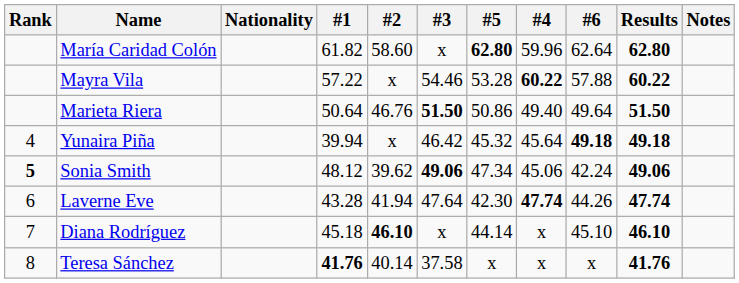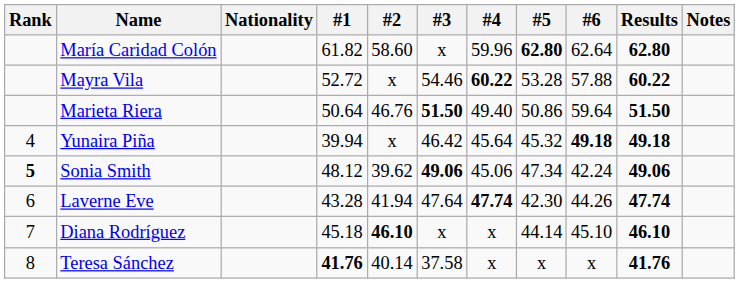columns swapped: (542, 19) <-> (492, 19)
(342, 80) 57.22 -> (342, 80) 52.72
(592, 110) 49.64 -> (592, 110) 59.64
